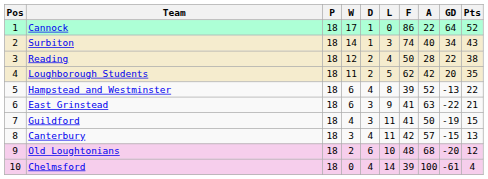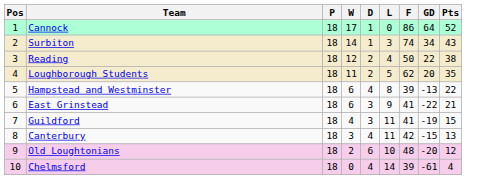- column: (429, 12)
